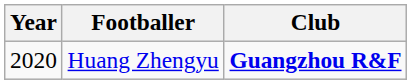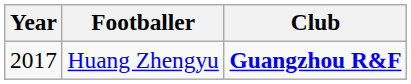(33, 60) 2020 -> (33, 60) 2017
